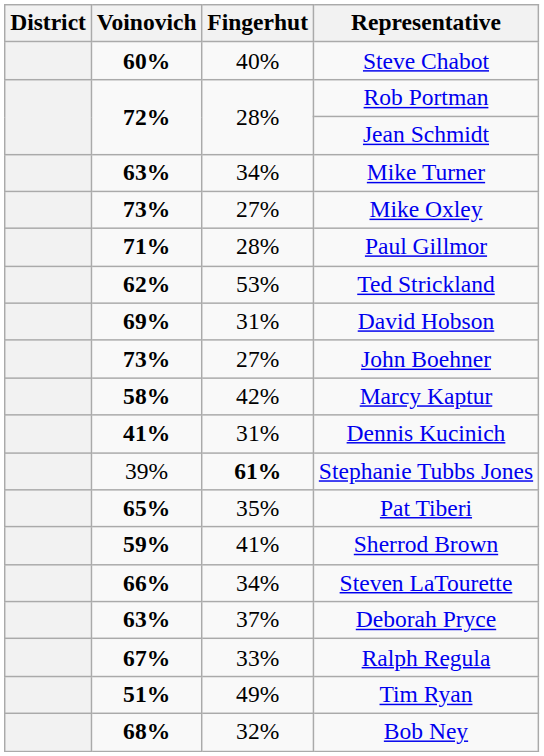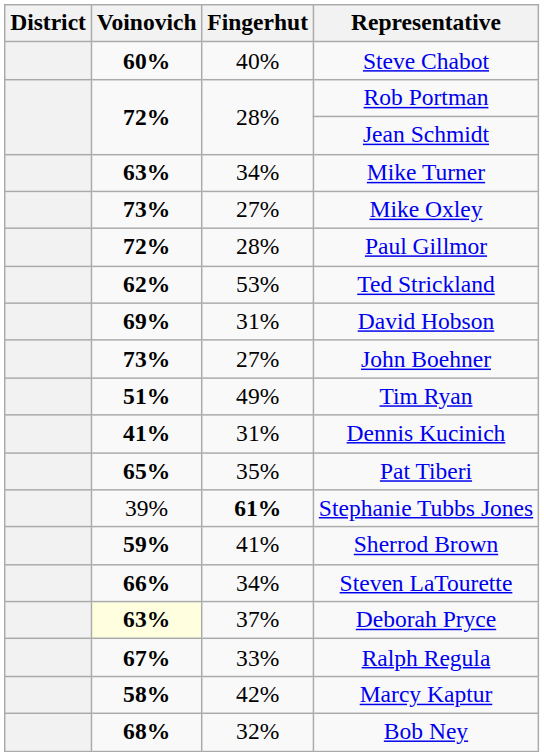(147, 246) 71% -> (147, 246) 72%
rows swapped: (426, 396) <-> (426, 694)
rows swapped: (426, 470) <-> (426, 508)
(147, 619) no background -> (147, 619) lightyellow background
